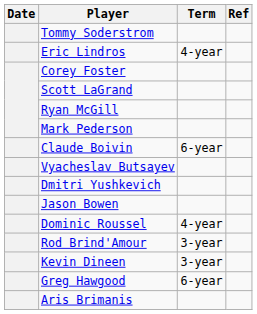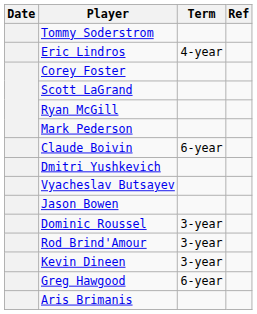rows swapped: (101, 186) <-> (108, 167)
(202, 224) 4-year -> (202, 224) 3-year
